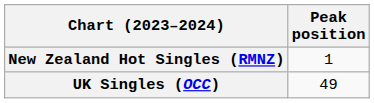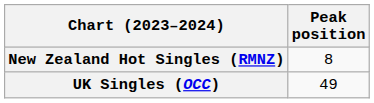(329, 60) 1 -> (329, 60) 8
